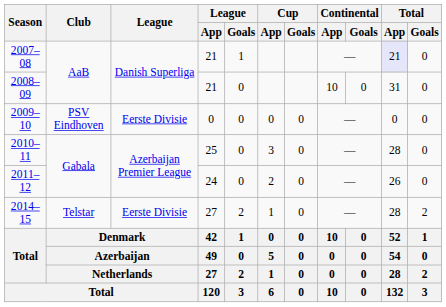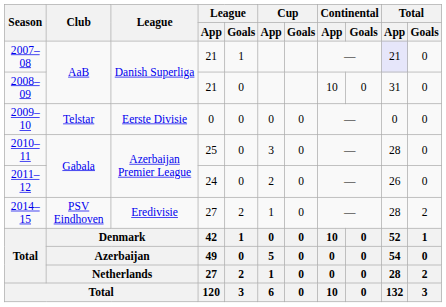(79, 119) PSV Eindhoven -> (79, 119) Telstar
(79, 212) Telstar -> (79, 212) PSV Eindhoven
(155, 212) Eerste Divisie -> (155, 212) Eredivisie
